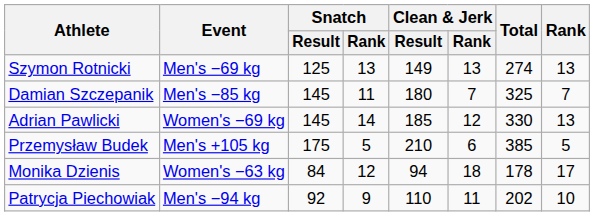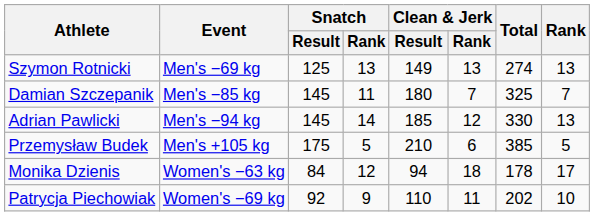(224, 120) Women's −69 kg -> (212, 120) Men's −94 kg
(212, 198) Men's −94 kg -> (224, 198) Women's −69 kg
